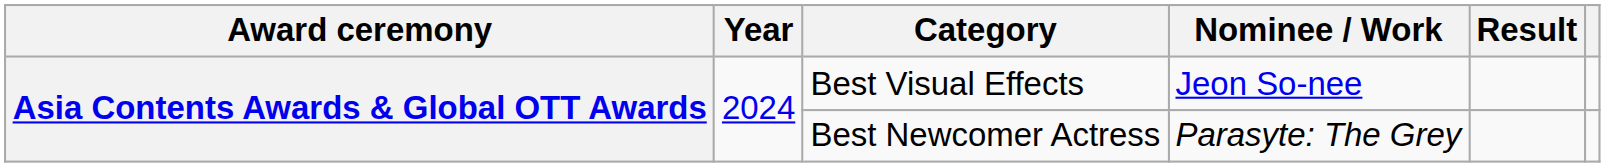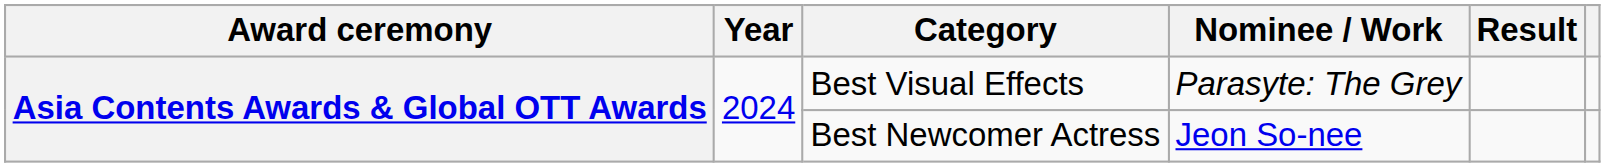(1269, 82) Jeon So-nee -> (1318, 82) Parasyte: The Grey
(1318, 135) Parasyte: The Grey -> (1269, 135) Jeon So-nee
